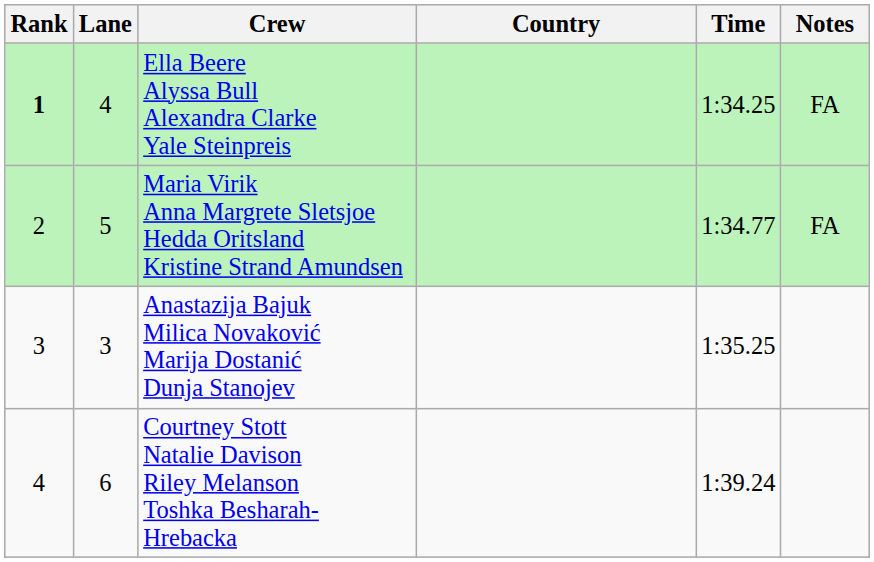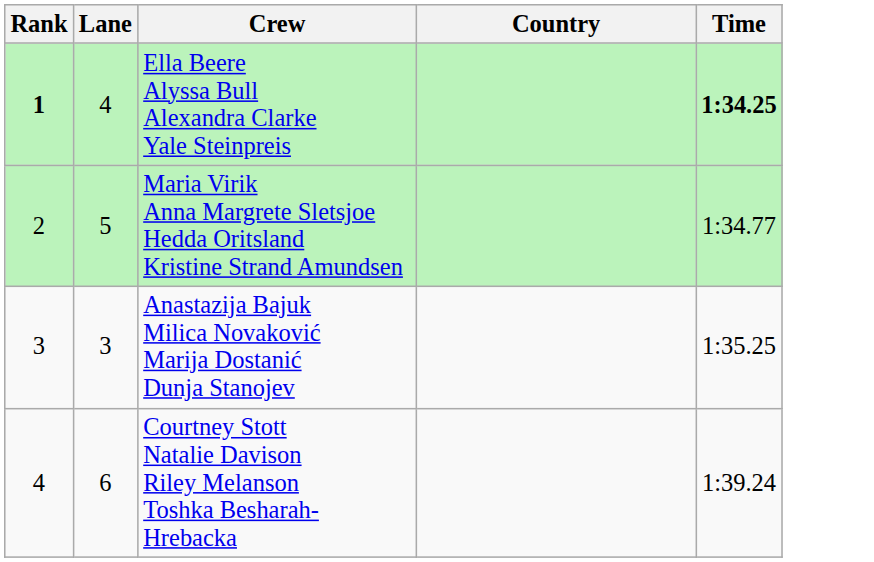- column: (825, 23)
(738, 104) normal -> (739, 104) bold
